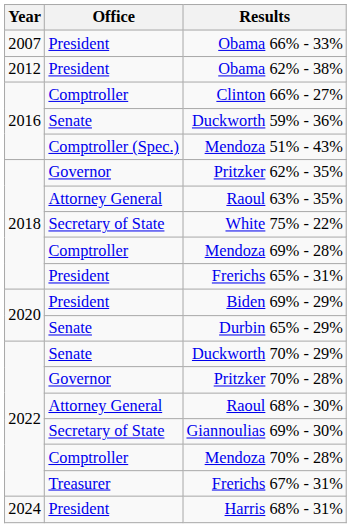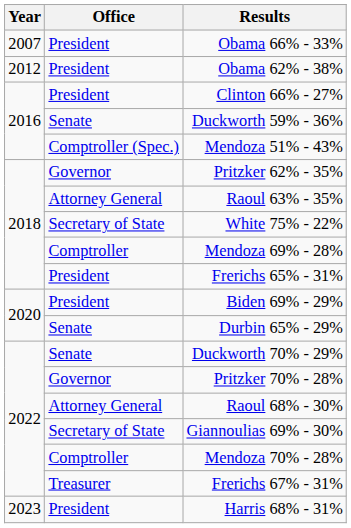(88, 95) Comptroller -> (79, 95) President
(25, 509) 2024 -> (25, 509) 2023
